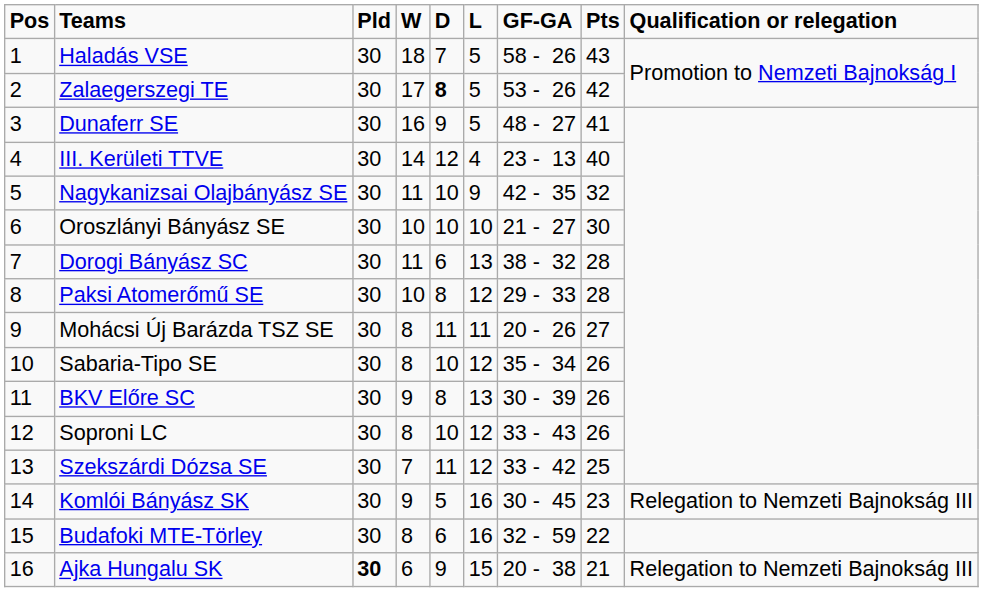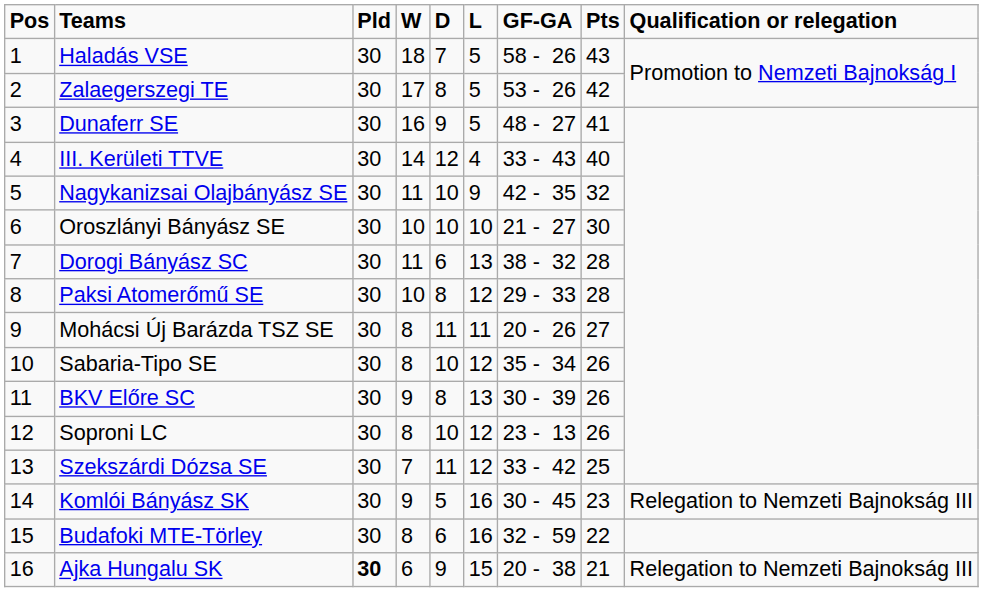(441, 90) bold -> (441, 90) normal
(539, 158) 23 - 13 -> (539, 158) 33 - 43
(539, 432) 33 - 43 -> (539, 432) 23 - 13
